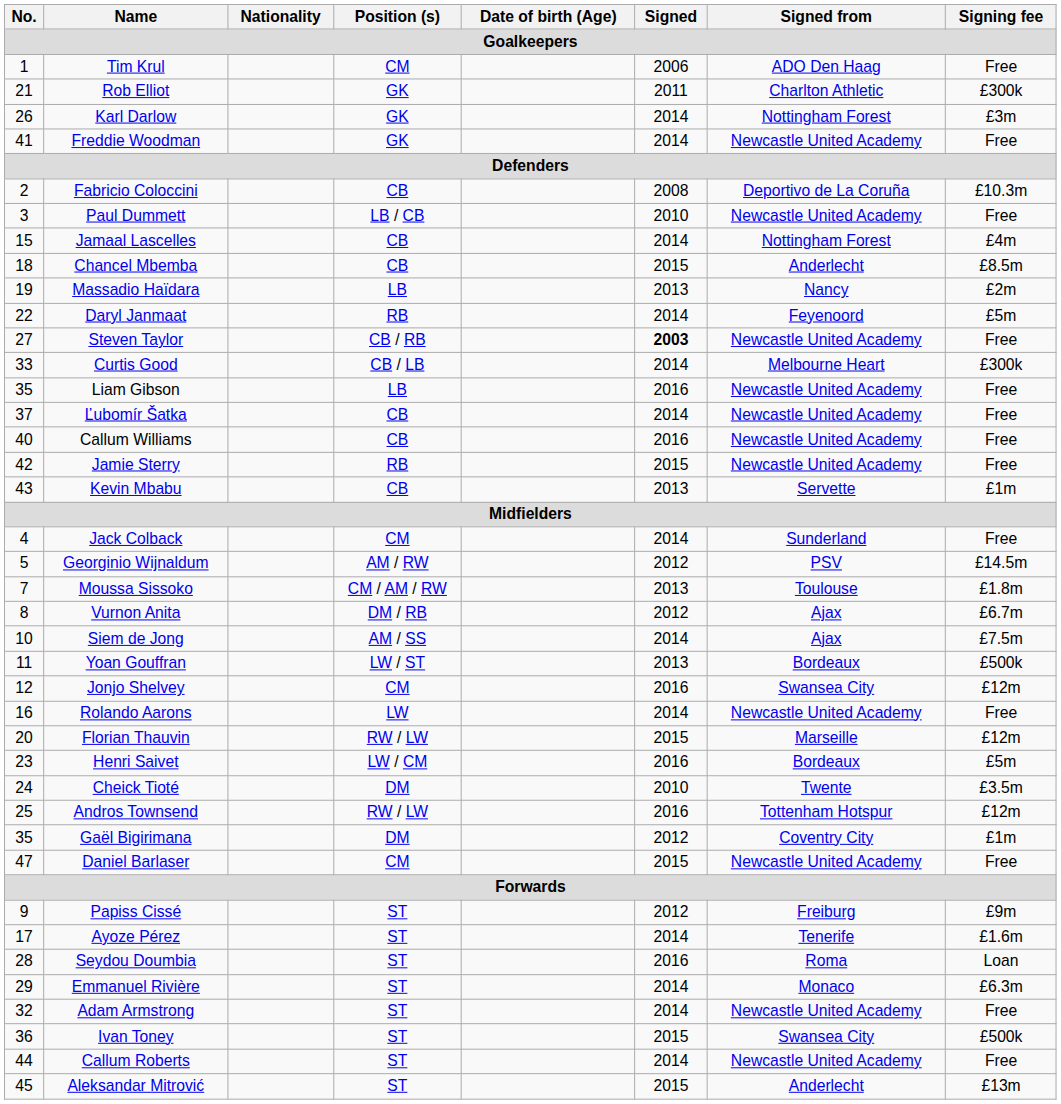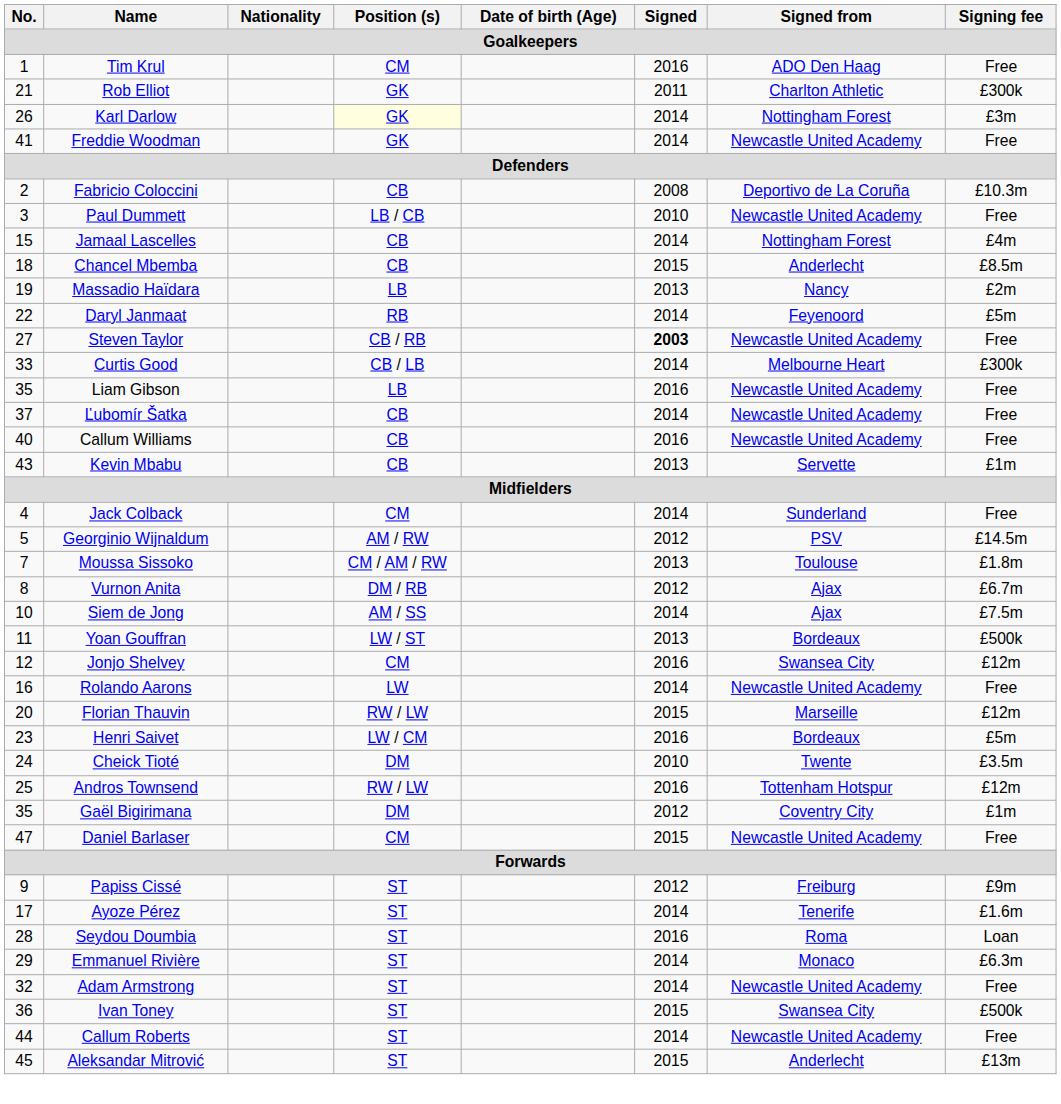(671, 66) 2006 -> (671, 66) 2016
(397, 116) no background -> (397, 116) lightyellow background
- row: (136, 464)
